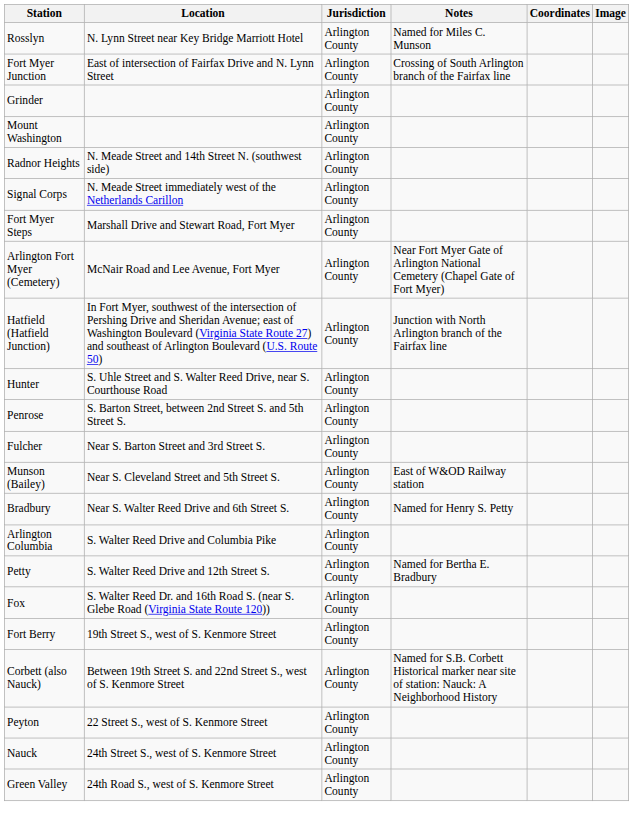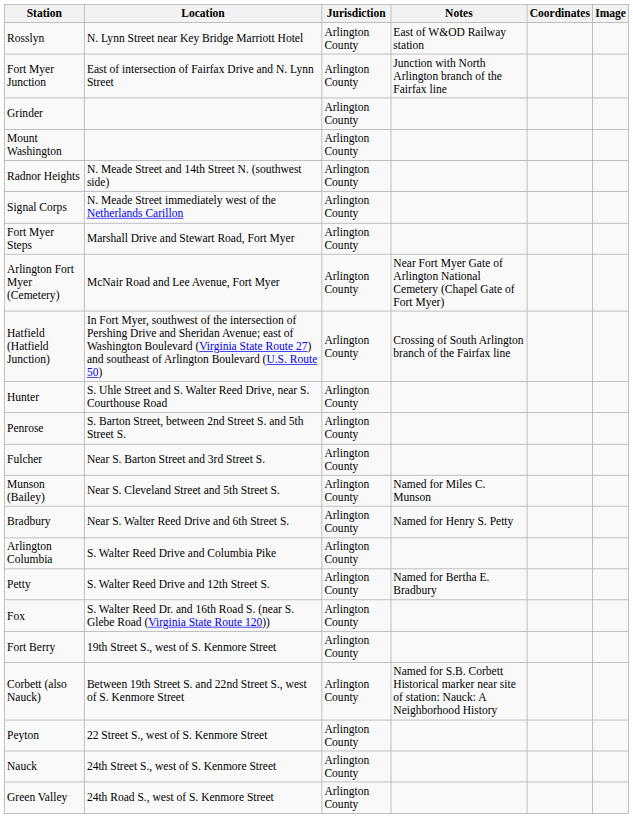(439, 38) Named for Miles C. Munson -> (450, 38) East of W&OD Railway station
(458, 69) Crossing of South Arlington branch of the Fairfax line -> (448, 76) Junction with North Arlington branch of the Fairfax line
(448, 333) Junction with North Arlington branch of the Fairfax line -> (458, 346) Crossing of South Arlington branch of the Fairfax line
(450, 477) East of W&OD Railway station -> (439, 490) Named for Miles C. Munson
